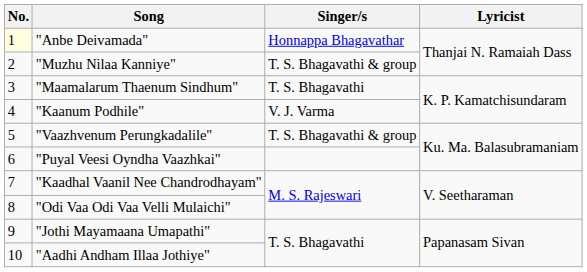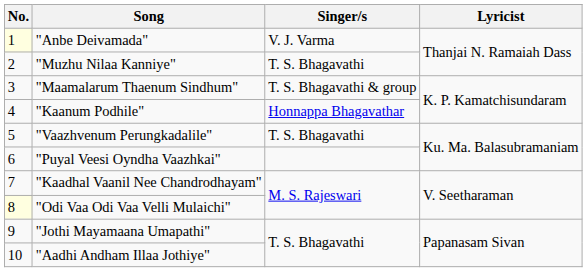(336, 40) Honnappa Bhagavathar -> (301, 40) V. J. Varma
(342, 64) T. S. Bhagavathi & group -> (316, 64) T. S. Bhagavathi
(316, 88) T. S. Bhagavathi -> (342, 88) T. S. Bhagavathi & group
(301, 111) V. J. Varma -> (336, 111) Honnappa Bhagavathar
(342, 135) T. S. Bhagavathi & group -> (316, 135) T. S. Bhagavathi
(11, 207) no background -> (11, 207) lightyellow background
